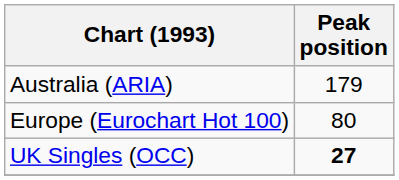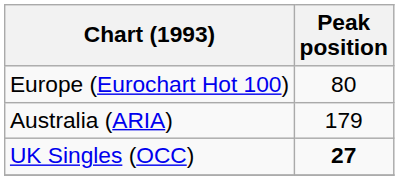rows swapped: (91, 84) <-> (150, 120)
